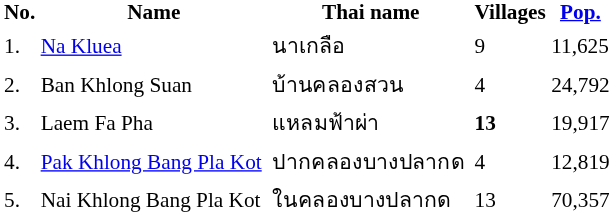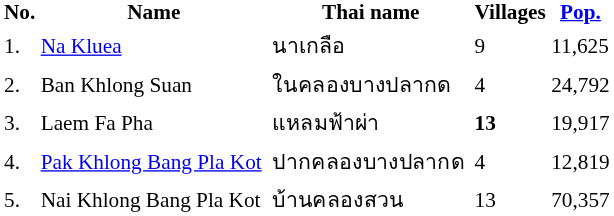(338, 84) บ้านคลองสวน -> (361, 84) ในคลองบางปลากด
(361, 200) ในคลองบางปลากด -> (338, 200) บ้านคลองสวน
